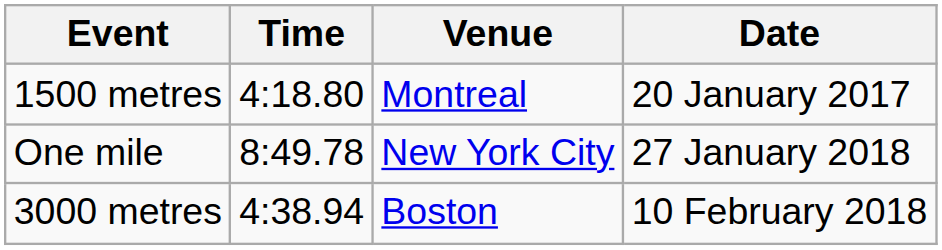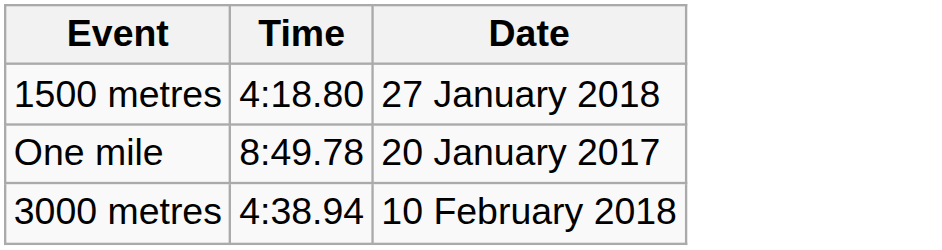- column: (498, 34)
(771, 93) 20 January 2017 -> (521, 93) 27 January 2018
(771, 152) 27 January 2018 -> (521, 152) 20 January 2017
